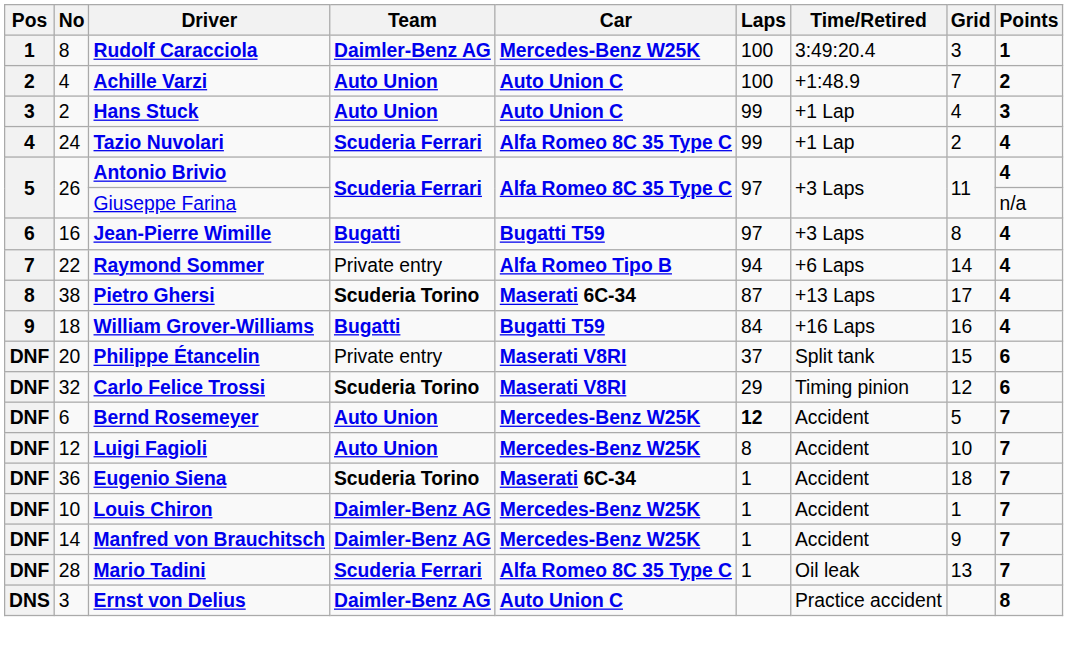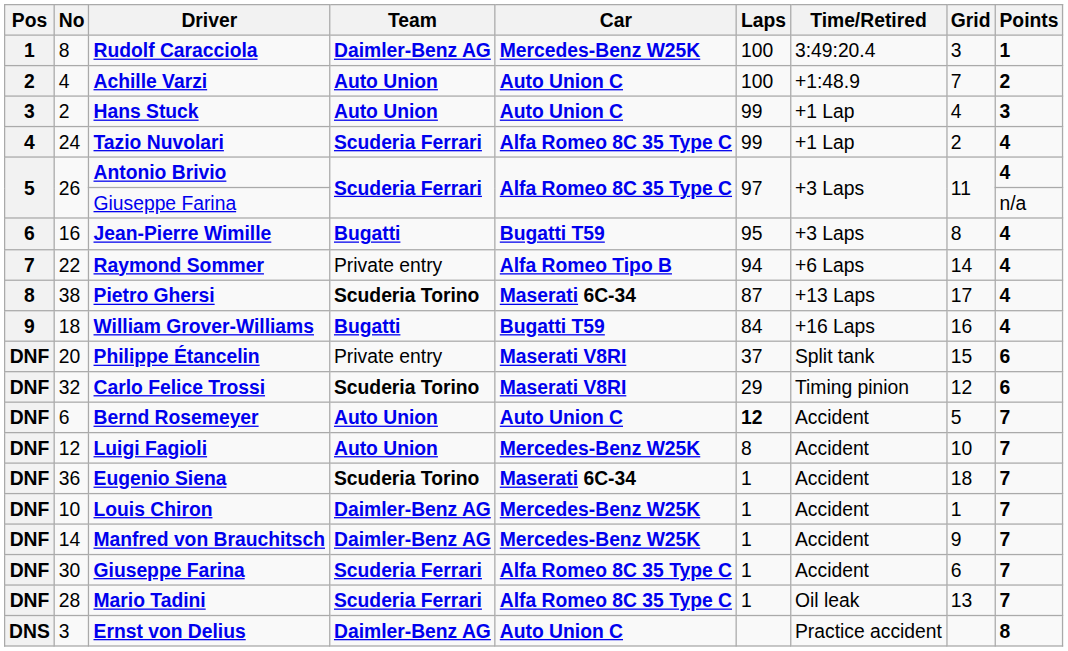(752, 234) 97 -> (752, 234) 95
(600, 417) Mercedes-Benz W25K -> (561, 417) Auto Union C
+ row: (70, 570)
